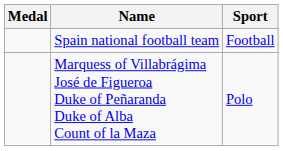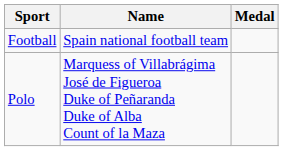columns swapped: (28, 16) <-> (250, 16)
